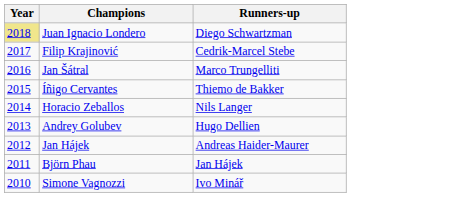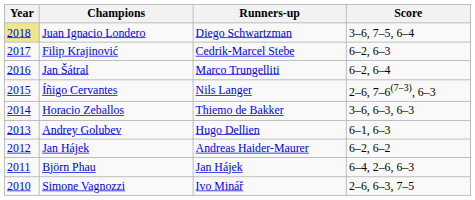+ column: (408, 13)
(240, 88) Thiemo de Bakker -> (224, 90) Nils Langer
(224, 107) Nils Langer -> (240, 110) Thiemo de Bakker
